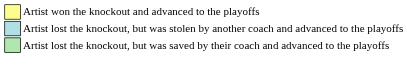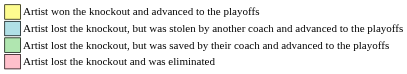+ row: (119, 61)
